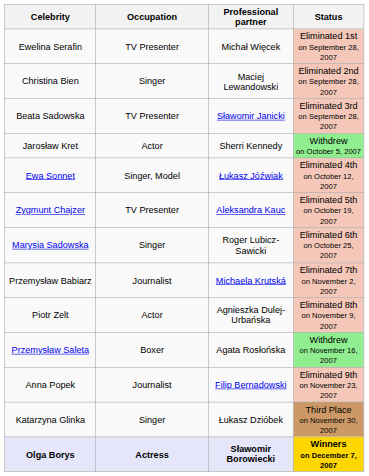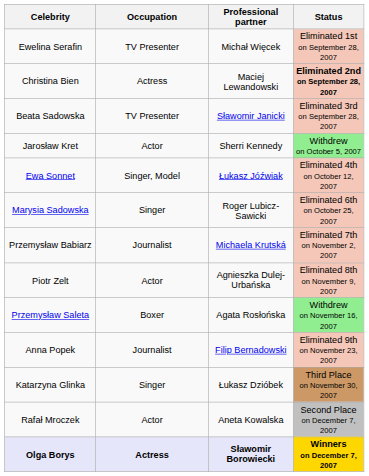(152, 81) Singer -> (152, 81) Actress
(329, 81) normal -> (329, 81) bold
- row: (50, 210)
+ row: (50, 419)
